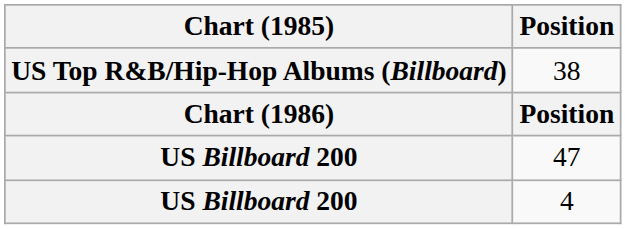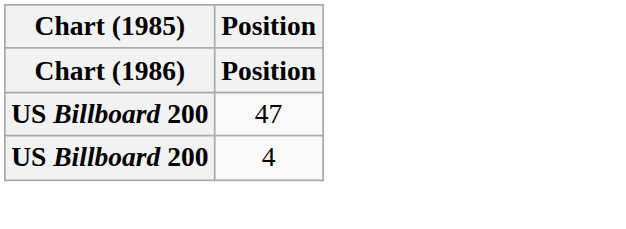- row: (567, 69)
